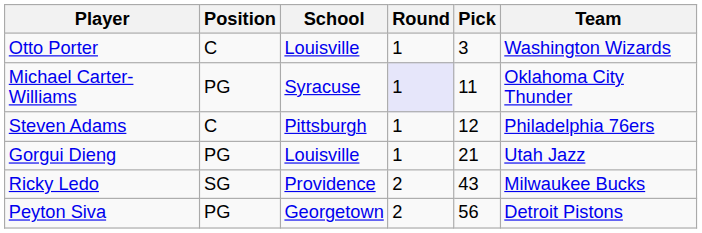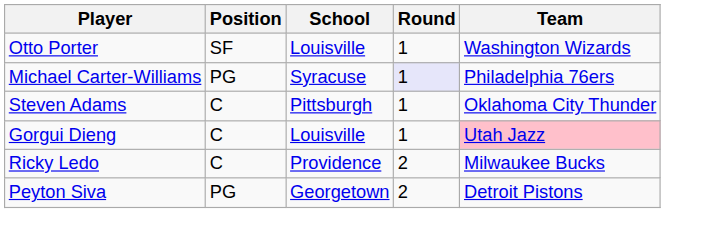- column: (477, 18)
(211, 47) C -> (221, 47) SF
(564, 87) Oklahoma City Thunder -> (539, 76) Philadelphia 76ers
(579, 126) Philadelphia 76ers -> (560, 105) Oklahoma City Thunder
(217, 155) PG -> (216, 134) C
(545, 155) no background -> (505, 134) pink background
(217, 184) SG -> (216, 163) C
